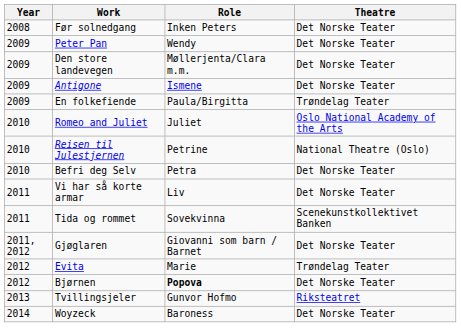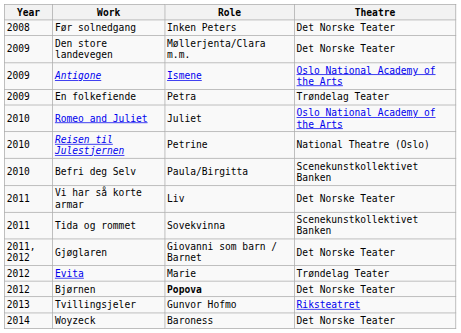- row: (81, 44)
(346, 86) Det Norske Teater -> (366, 76) Oslo National Academy of the Arts
(208, 102) Paula/Birgitta -> (182, 97) Petra
(182, 171) Petra -> (208, 172) Paula/Birgitta
(346, 171) Det Norske Teater -> (357, 172) Scenekunstkollektivet Banken
